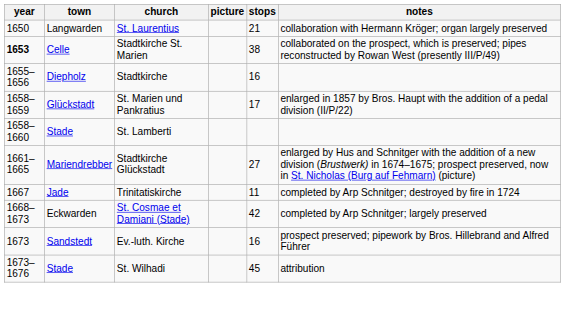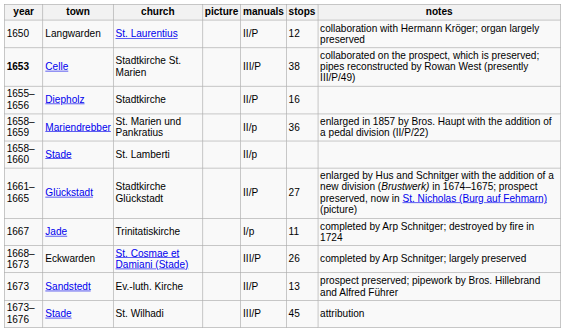+ column: (263, 12)
(254, 28) 21 -> (294, 34) 12
(70, 104) Glückstadt -> (78, 127) Mariendrebber
(254, 104) 17 -> (294, 127) 36
(79, 165) Mariendrebber -> (69, 193) Glückstadt
(254, 214) 42 -> (294, 259) 26
(254, 241) 16 -> (294, 286) 13
